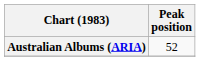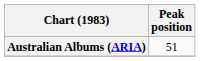(172, 46) 52 -> (172, 46) 51
